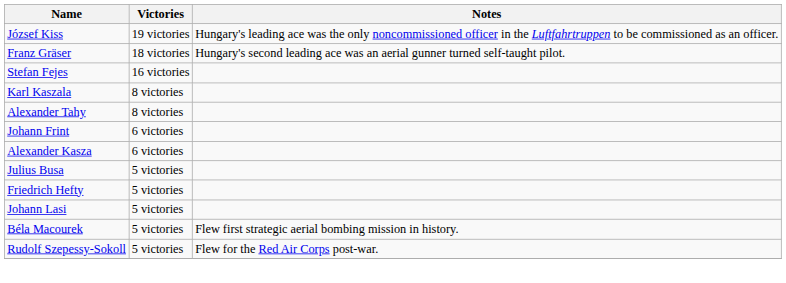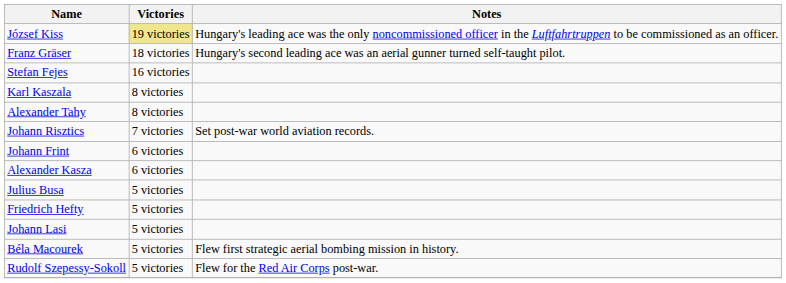(161, 33) no background -> (161, 33) khaki background
+ row: (46, 131)
